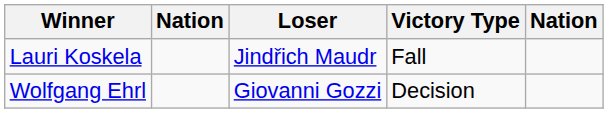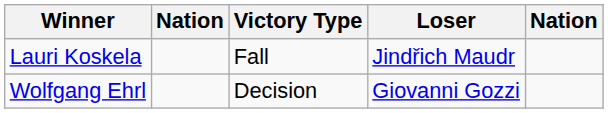columns swapped: (456, 21) <-> (308, 21)
